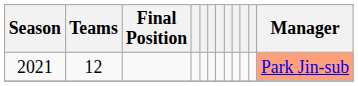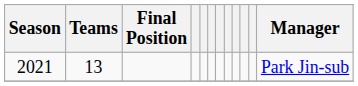(93, 66) 12 -> (93, 66) 13
(305, 66) lightsalmon background -> (305, 66) no background
